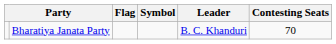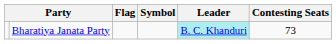(214, 30) no background -> (214, 30) paleturquoise background
(290, 30) 70 -> (290, 30) 73
